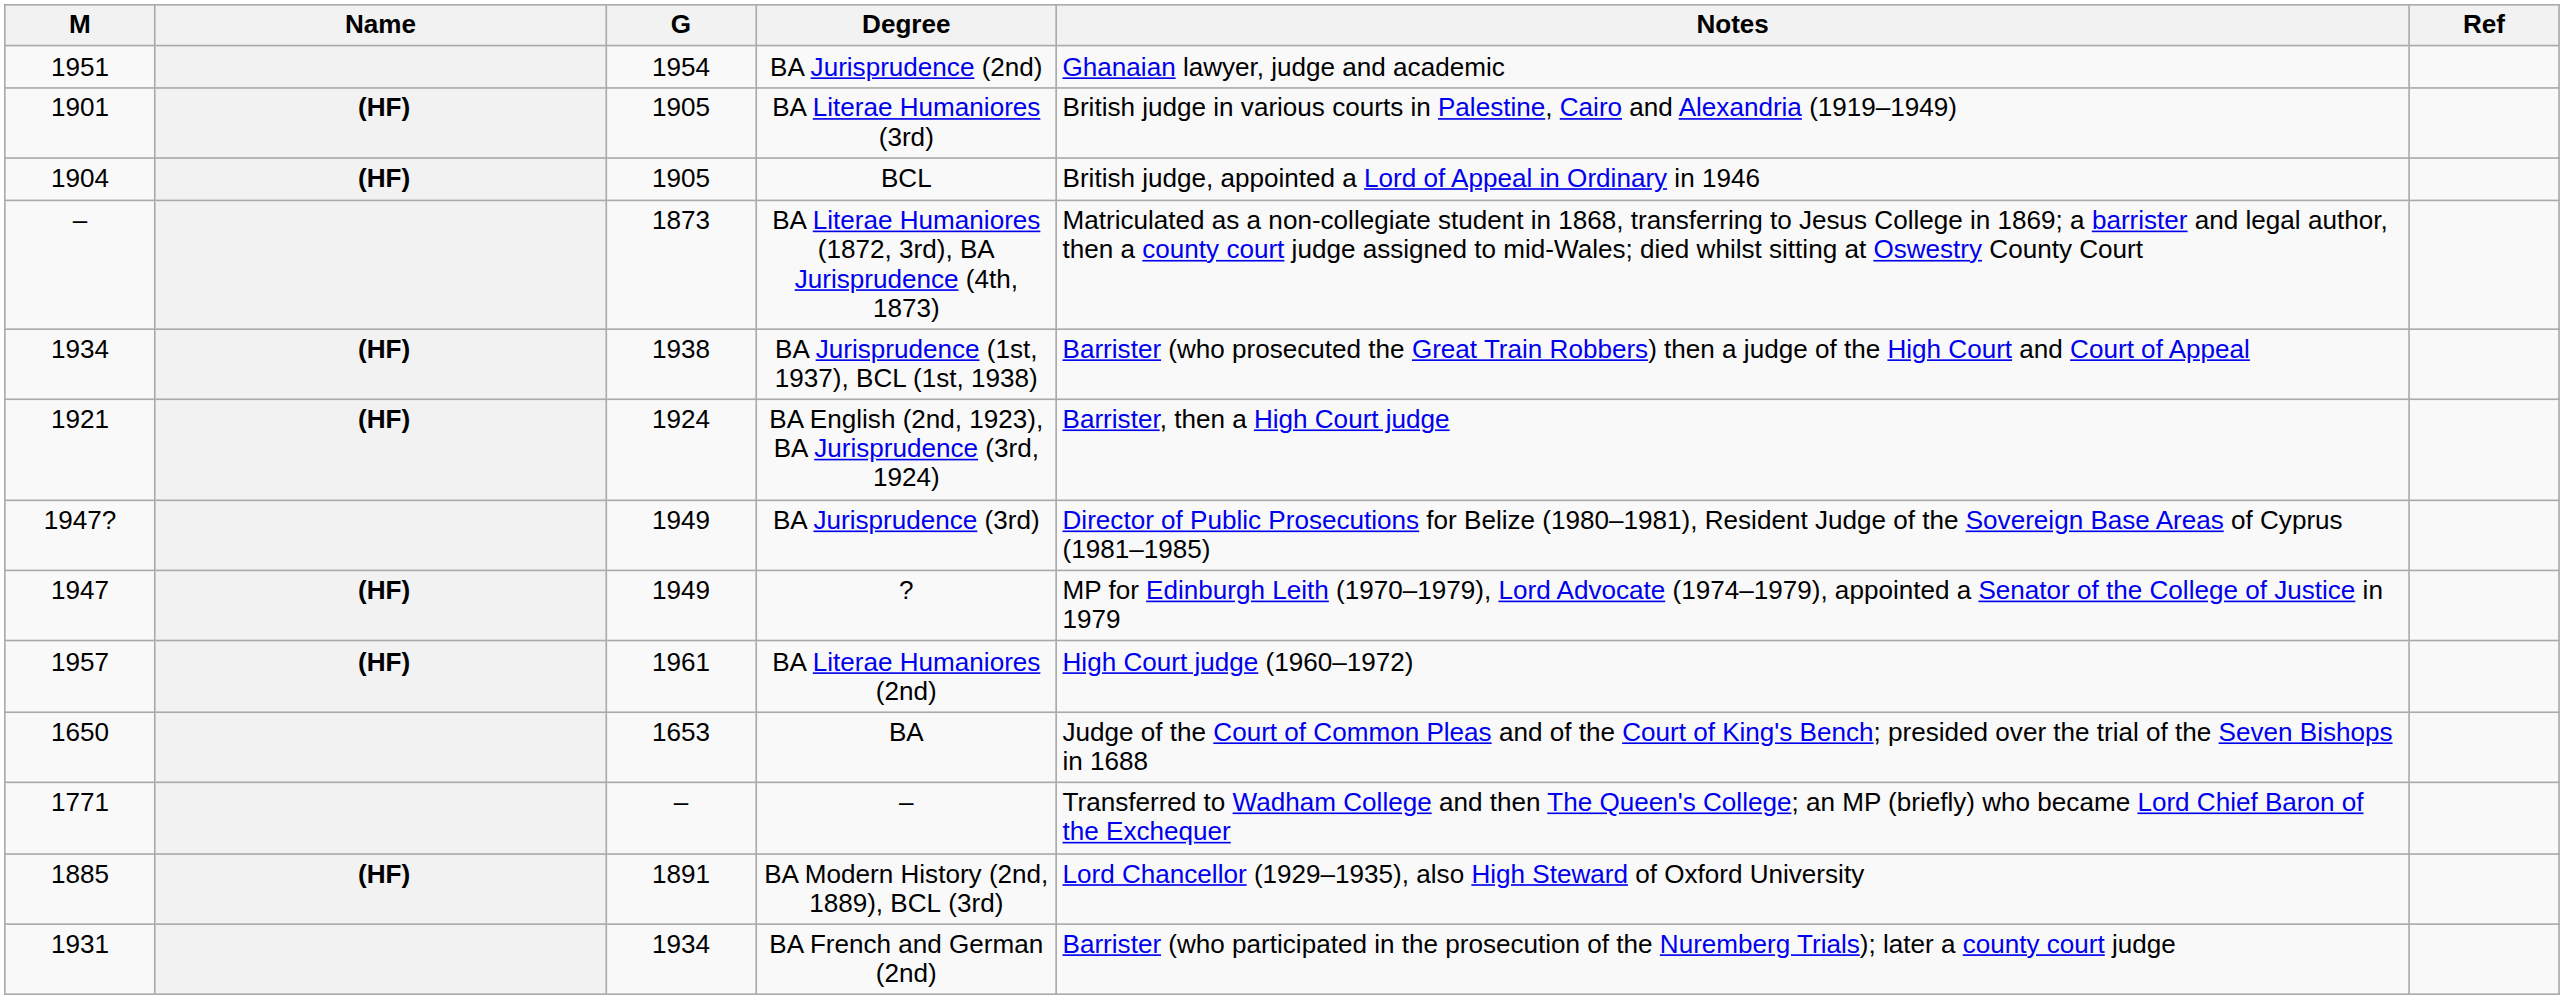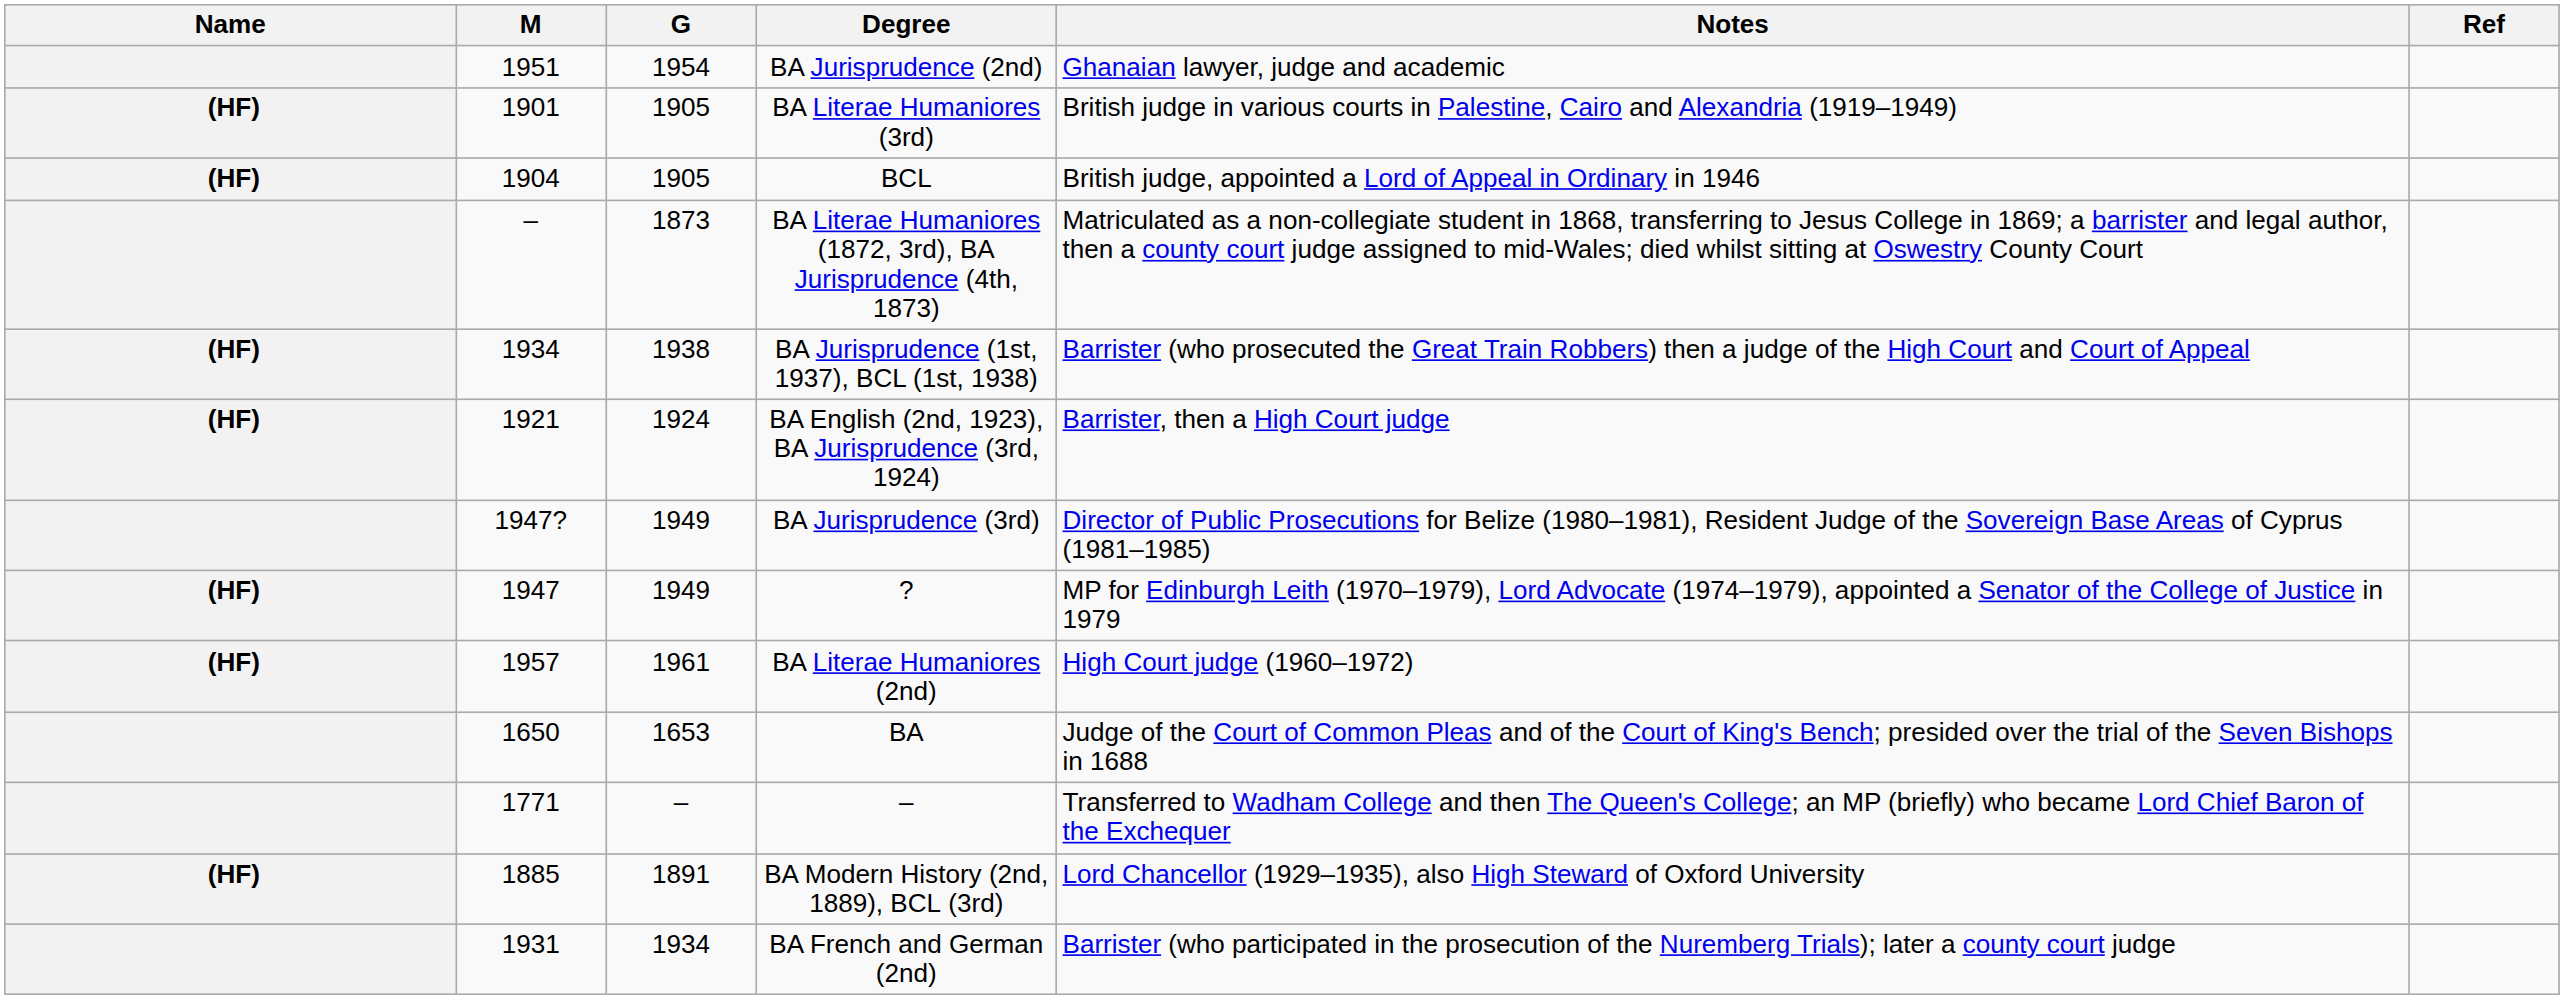columns swapped: (380, 25) <-> (80, 25)
